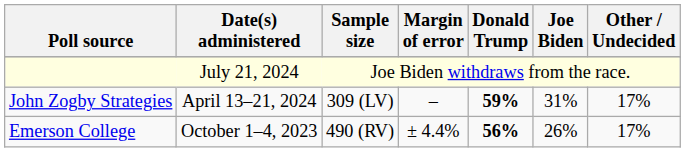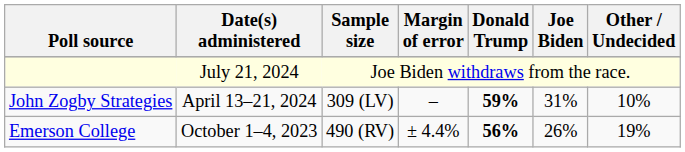(634, 101) 17% -> (634, 101) 10%
(634, 132) 17% -> (634, 132) 19%
